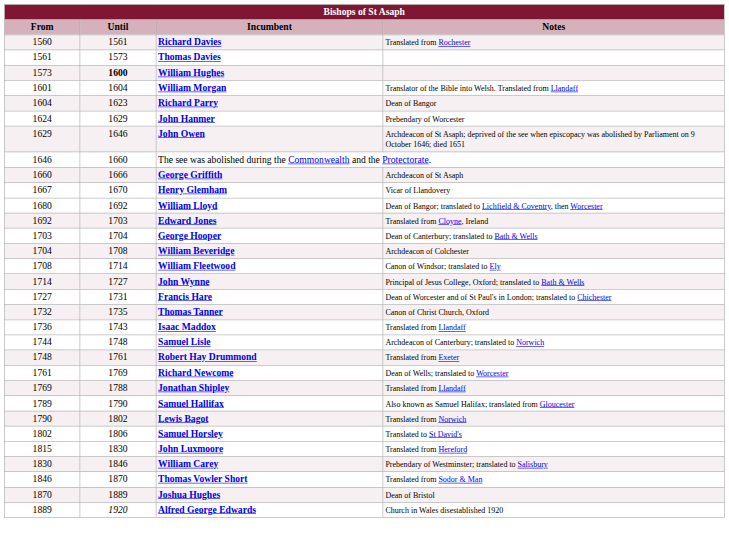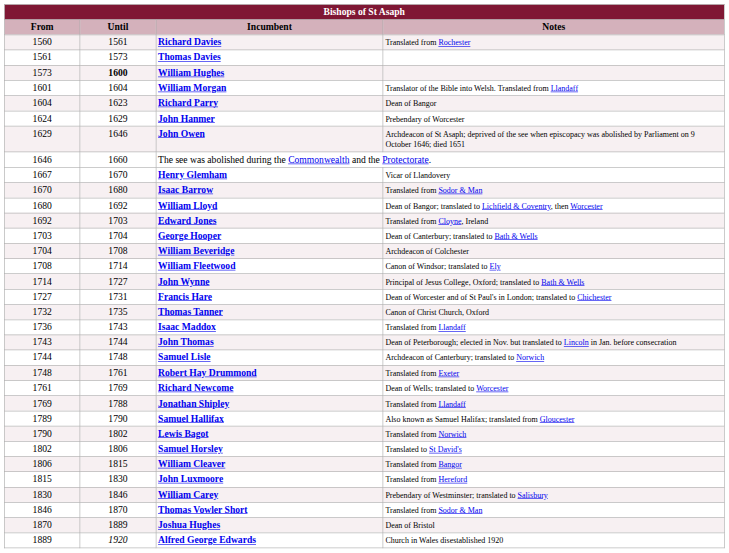- row: (190, 175)
+ row: (186, 190)
+ row: (186, 342)
+ row: (192, 464)
